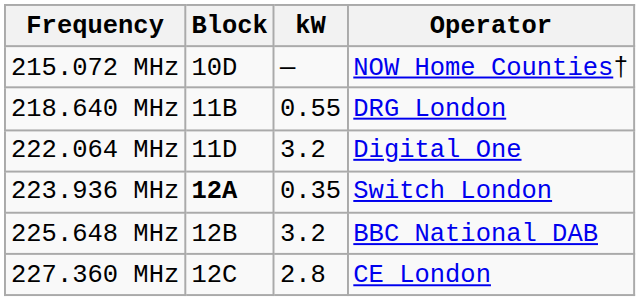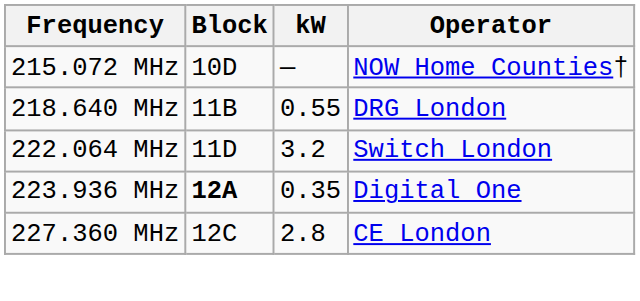(437, 150) Digital One -> (453, 150) Switch London
(453, 192) Switch London -> (437, 192) Digital One
- row: (95, 233)
